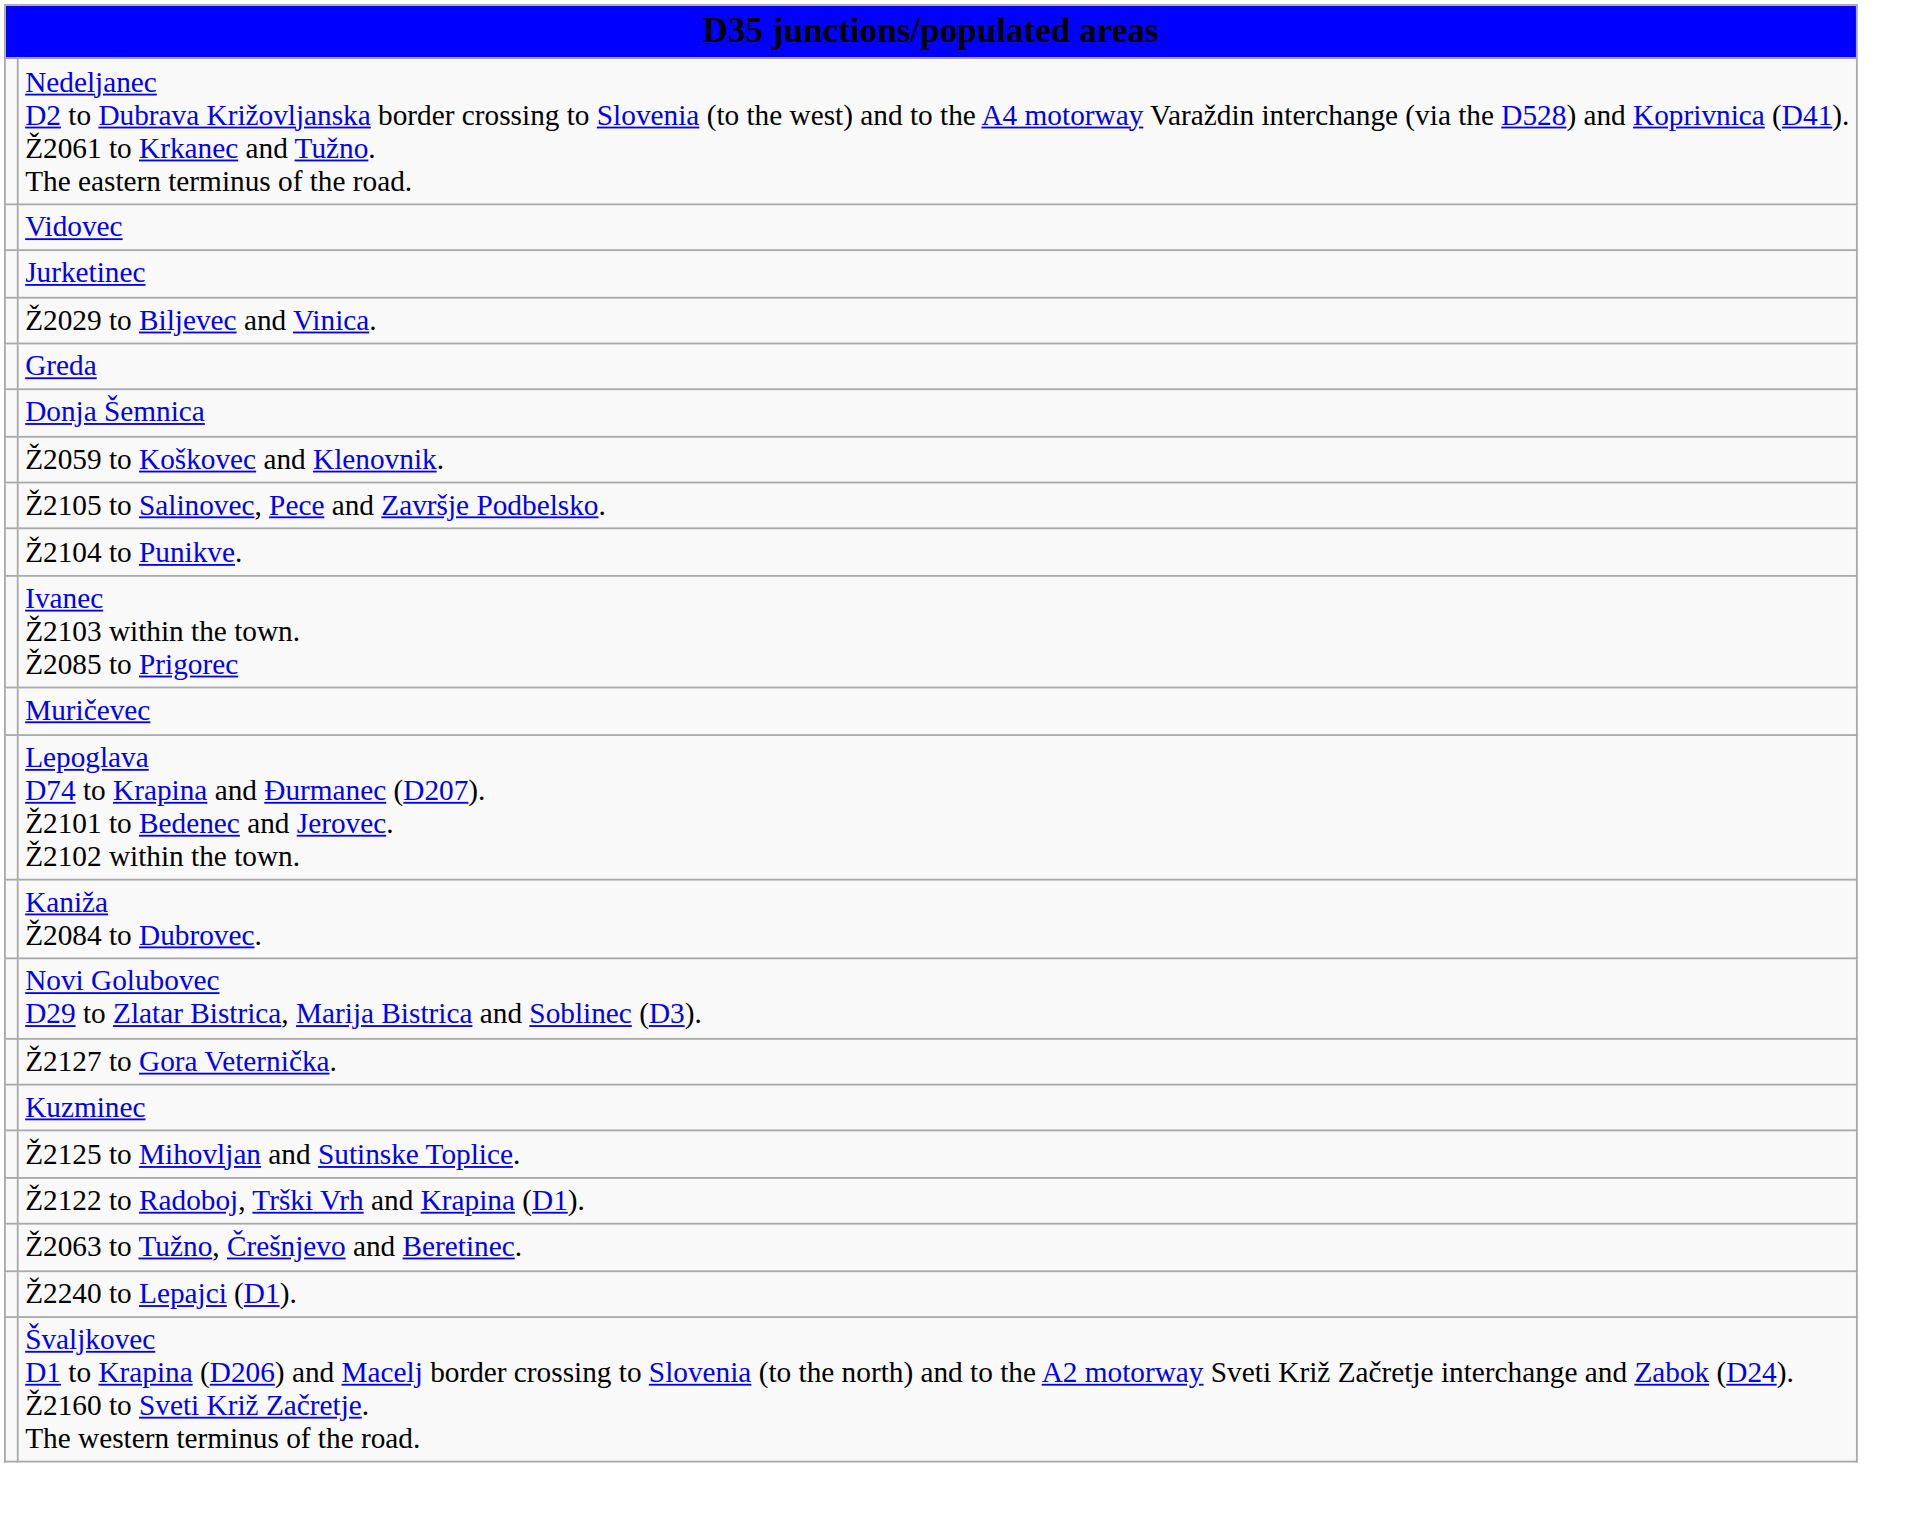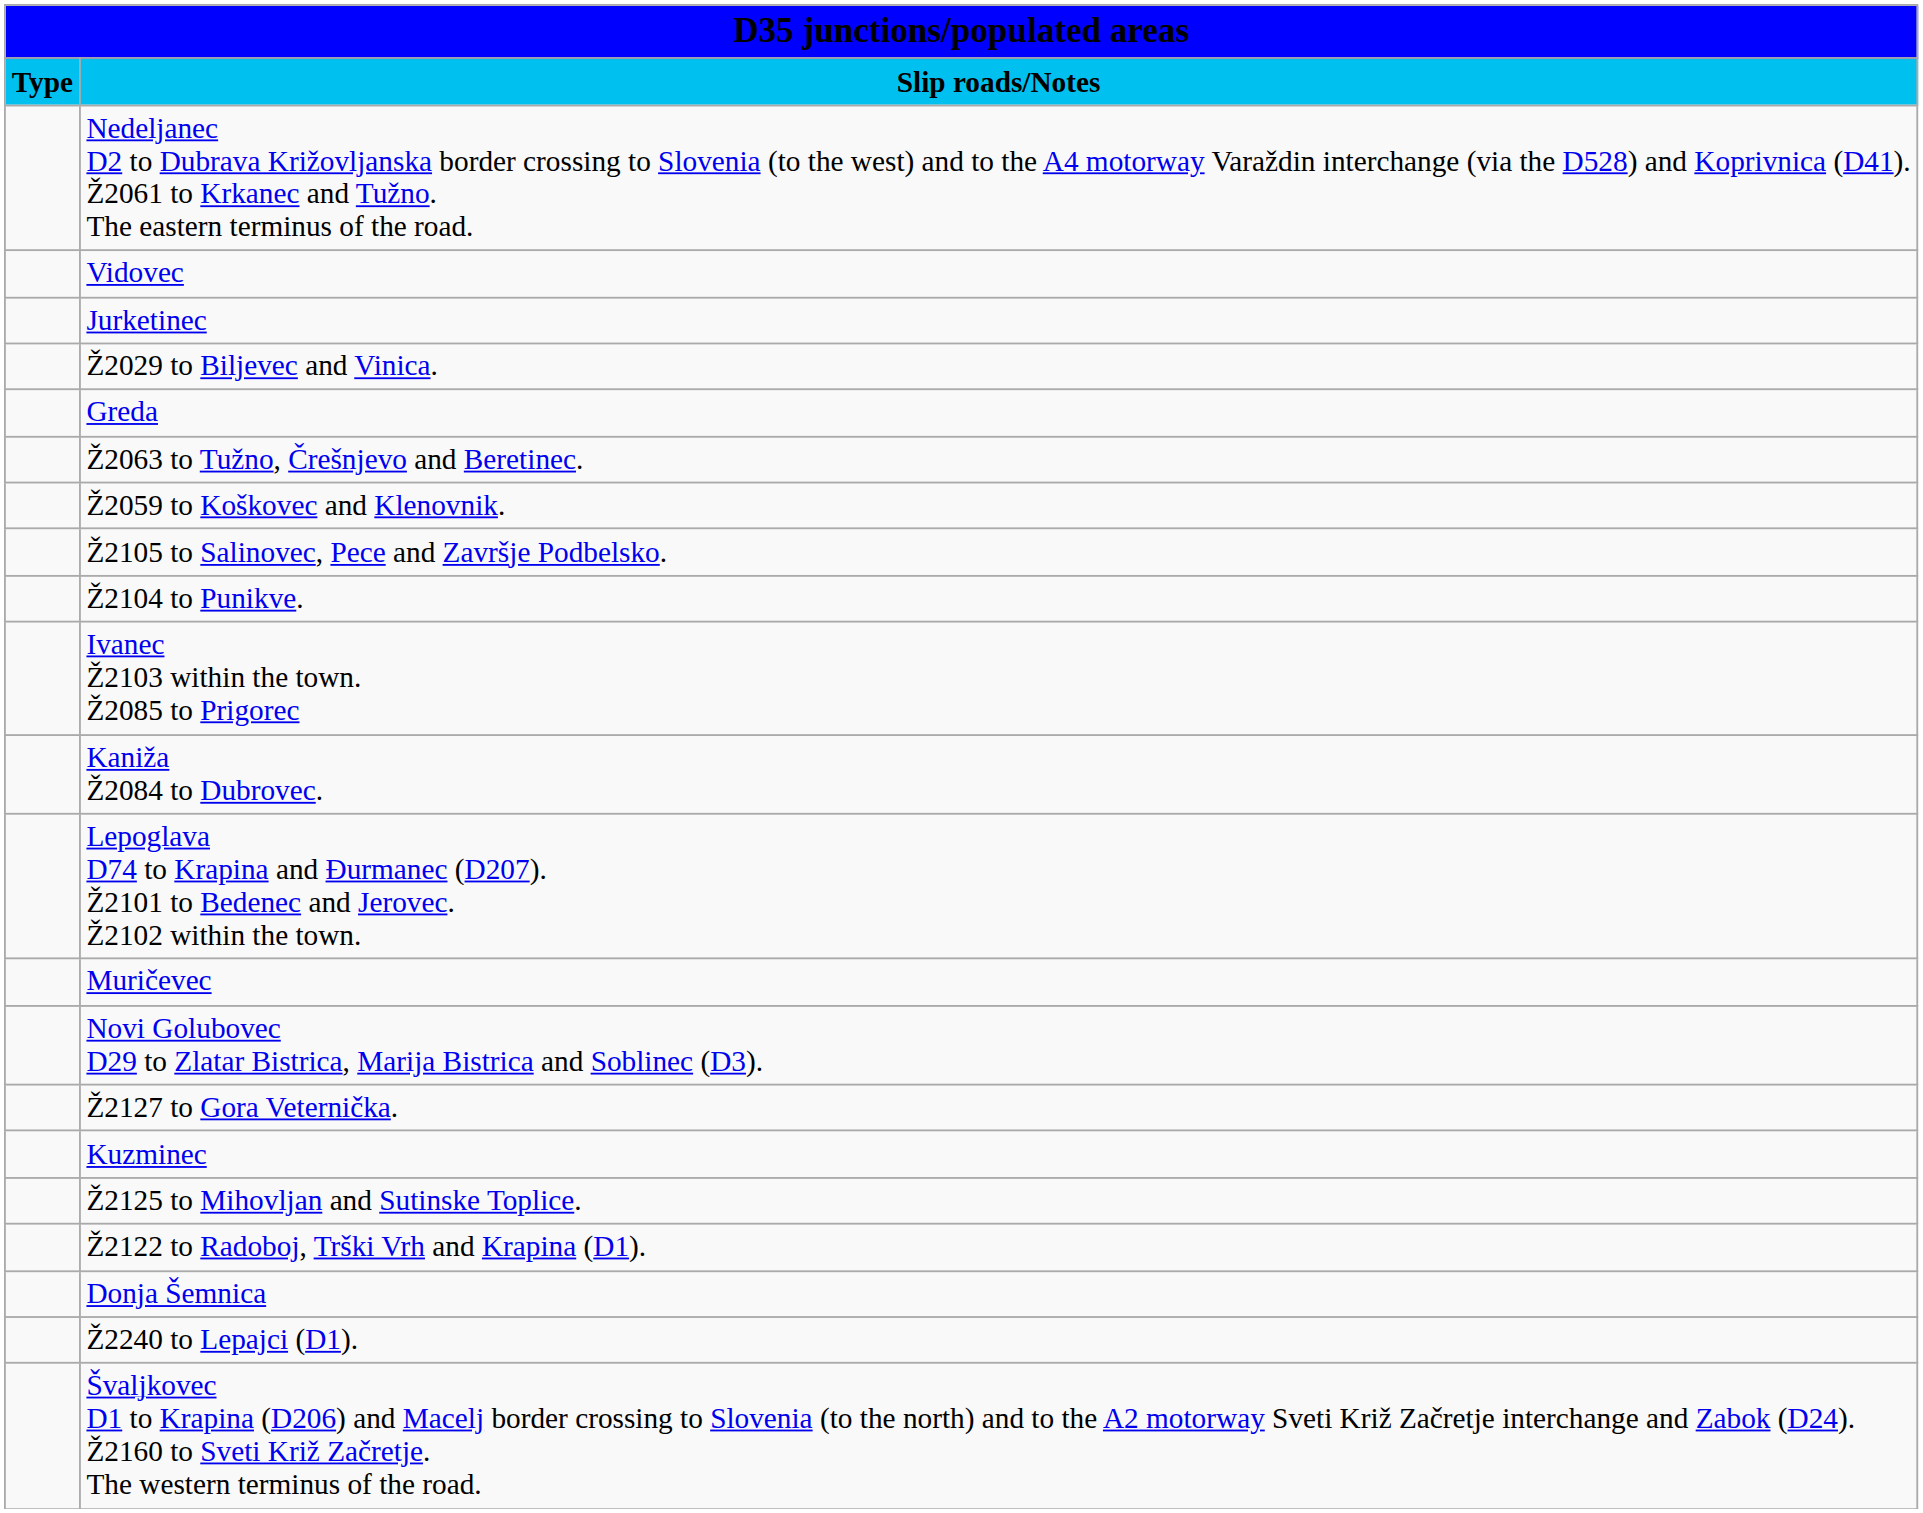+ row: (999, 81)
rows swapped: (274, 1246) <-> (115, 412)
rows swapped: (143, 918) <-> (88, 710)
